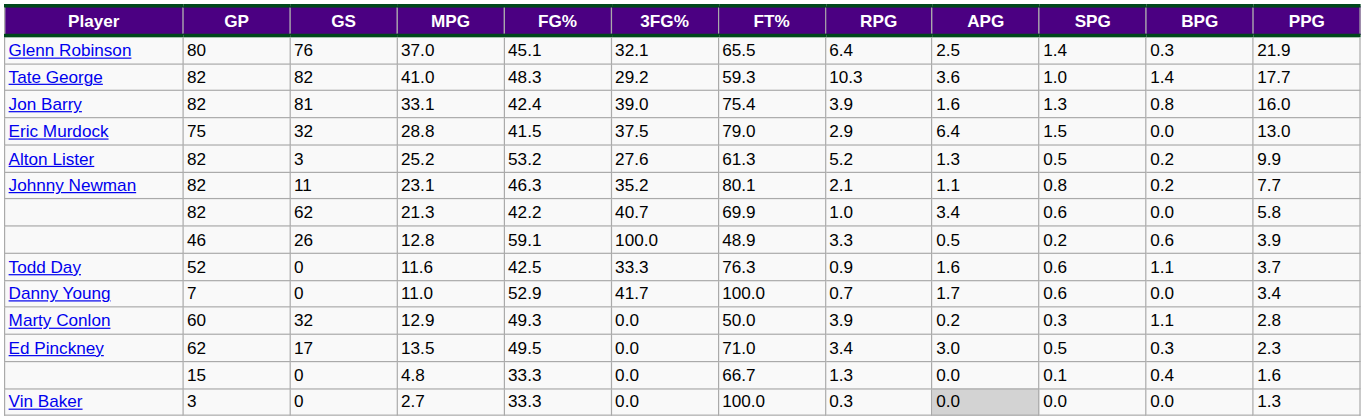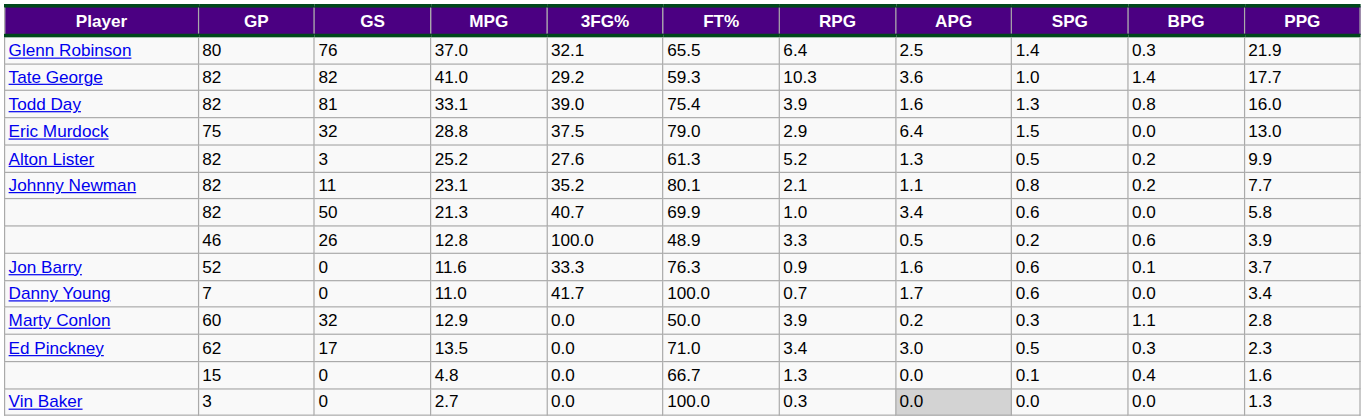- column: (558, 21)
(45, 104) Jon Barry -> (45, 104) Todd Day
(304, 213) 62 -> (328, 213) 50
(45, 267) Todd Day -> (45, 267) Jon Barry
(1162, 267) 1.1 -> (1144, 267) 0.1
